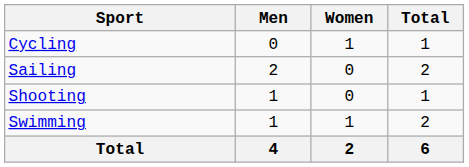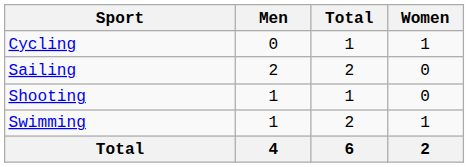columns swapped: (349, 18) <-> (425, 18)
